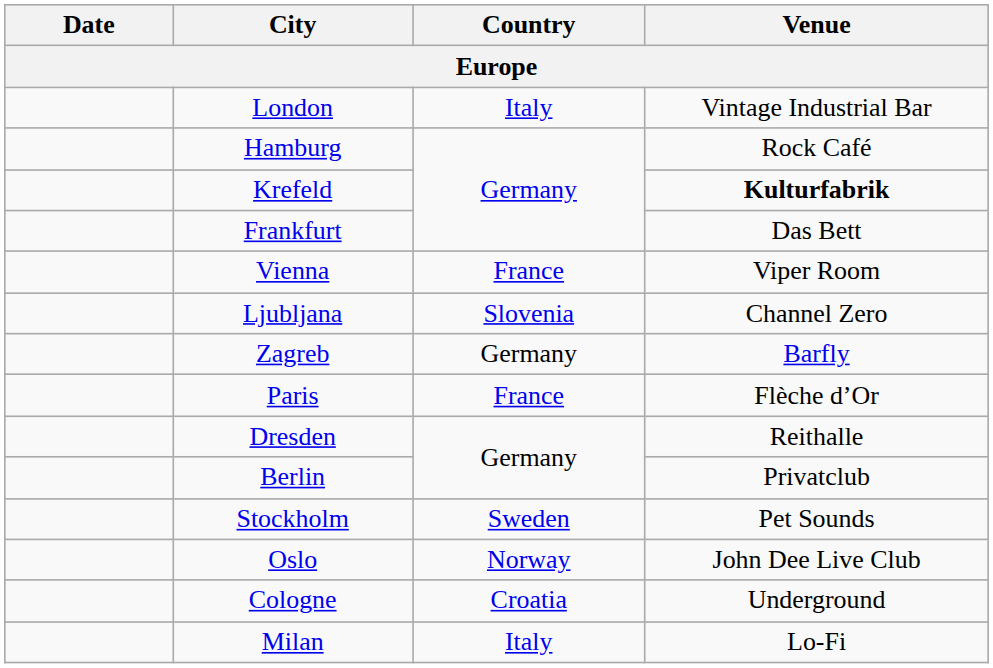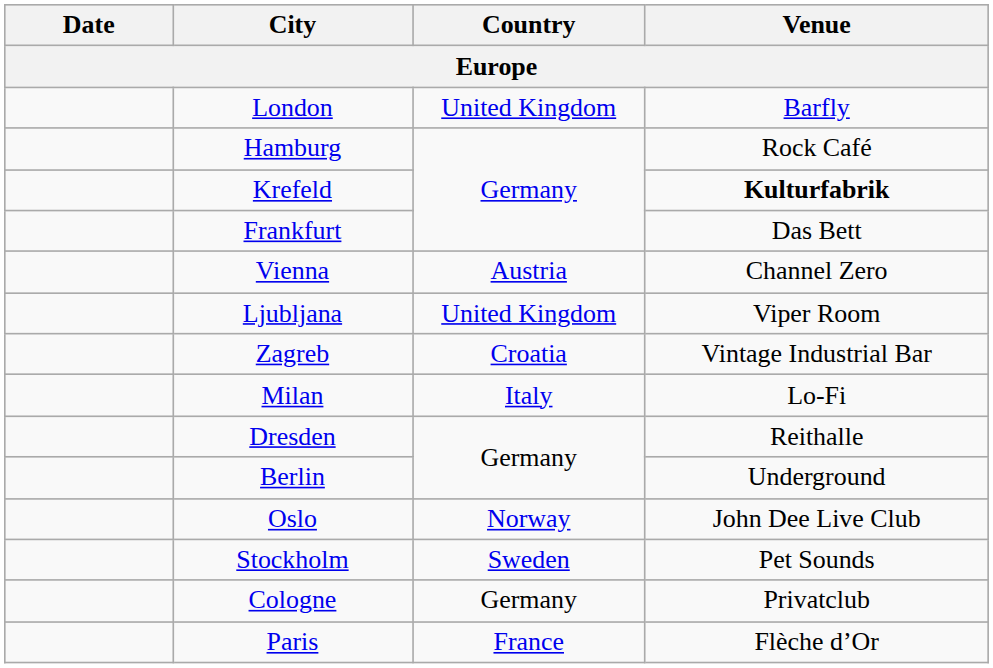(529, 107) Italy -> (529, 107) United Kingdom
(817, 107) Vintage Industrial Bar -> (817, 107) Barfly
(529, 271) France -> (529, 271) Austria
(817, 271) Viper Room -> (817, 271) Channel Zero
(529, 312) Slovenia -> (529, 312) United Kingdom
(817, 312) Channel Zero -> (817, 312) Viper Room
(529, 353) Germany -> (529, 353) Croatia
(817, 353) Barfly -> (817, 353) Vintage Industrial Bar
rows swapped: (293, 641) <-> (293, 395)
(817, 477) Privatclub -> (817, 477) Underground
rows swapped: (293, 559) <-> (293, 518)
(529, 600) Croatia -> (529, 600) Germany
(817, 600) Underground -> (817, 600) Privatclub
